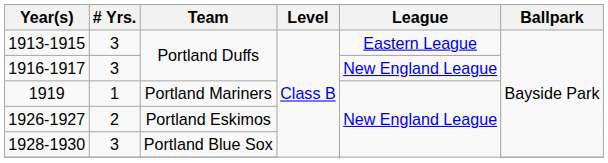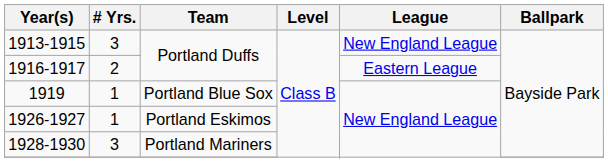(420, 43) Eastern League -> (420, 43) New England League
(115, 68) 3 -> (115, 68) 2
(420, 68) New England League -> (420, 68) Eastern League
(208, 94) Portland Mariners -> (208, 94) Portland Blue Sox
(115, 119) 2 -> (115, 119) 1
(208, 145) Portland Blue Sox -> (208, 145) Portland Mariners
